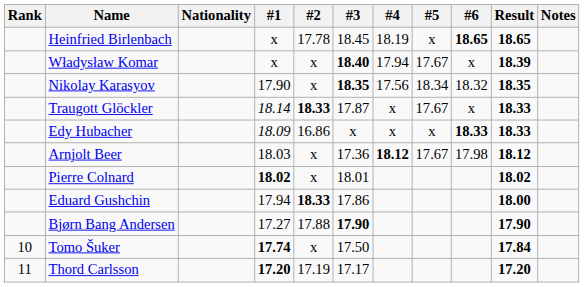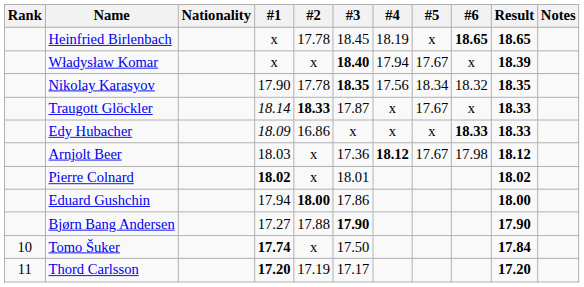(314, 85) x -> (314, 85) 17.78
(314, 200) 18.33 -> (314, 200) 18.00
